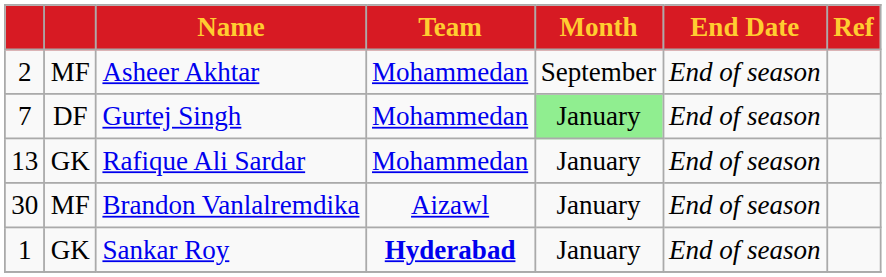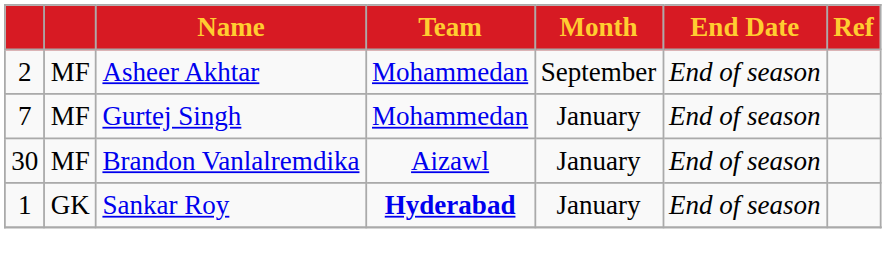(70, 116) DF -> (70, 116) MF
(599, 116) lightgreen background -> (599, 116) no background
- row: (204, 160)
